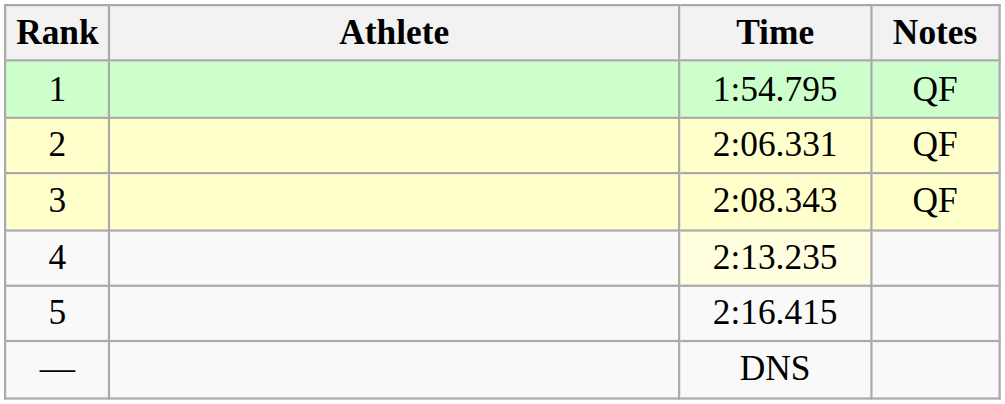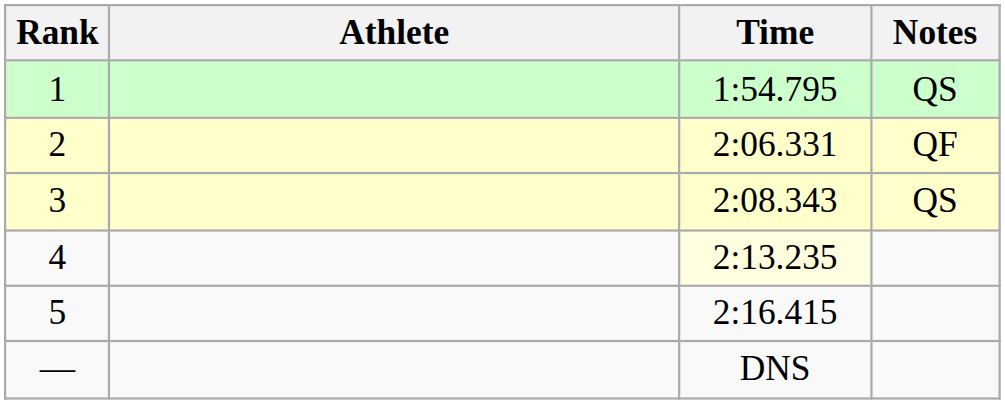(935, 88) QF -> (935, 88) QS
(935, 200) QF -> (935, 200) QS
